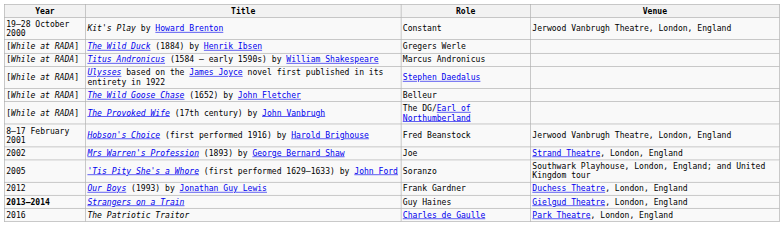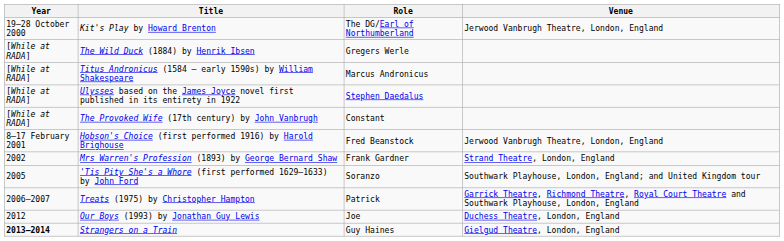(422, 29) Constant -> (380, 29) The DG/Earl of Northumberland
- row: (194, 95)
(437, 113) The DG/Earl of Northumberland -> (365, 118) Constant
(410, 153) Joe -> (377, 159) Frank Gardner
+ row: (167, 199)
(434, 189) Frank Gardner -> (353, 217) Joe
- row: (138, 215)
